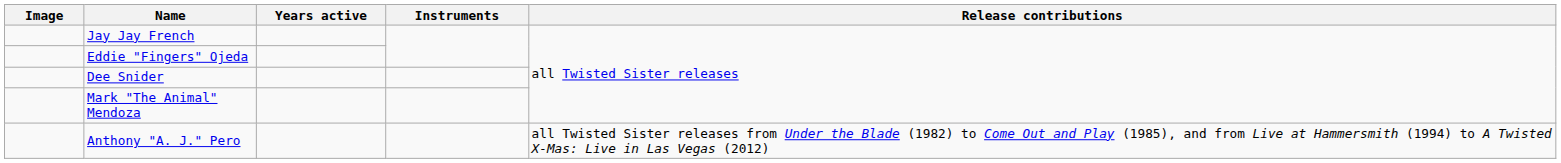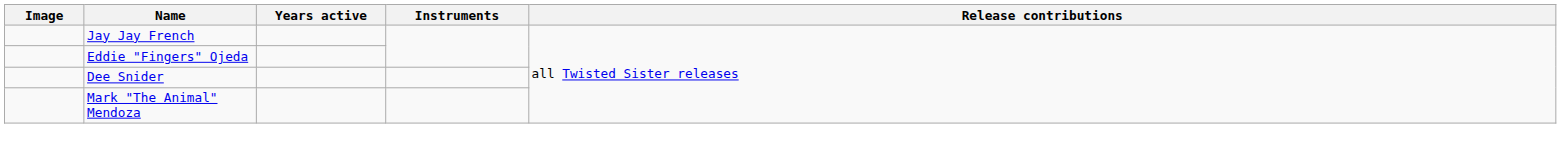- row: (164, 141)
